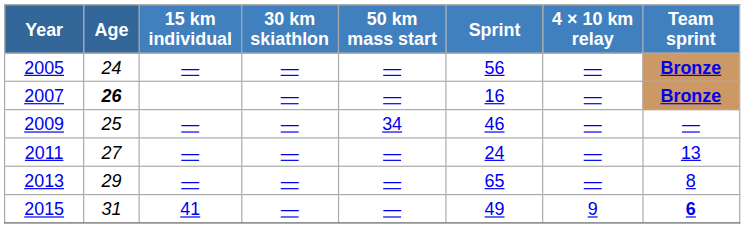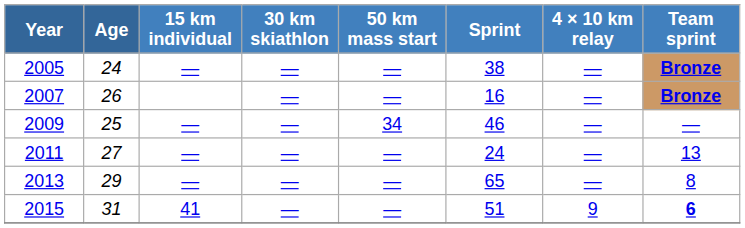(495, 67) 56 -> (495, 67) 38
(111, 96) bold -> (111, 96) normal
(495, 209) 49 -> (495, 209) 51
